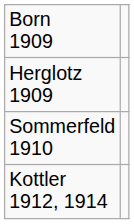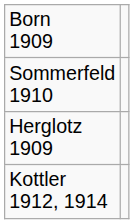rows swapped: (46, 84) <-> (62, 137)
